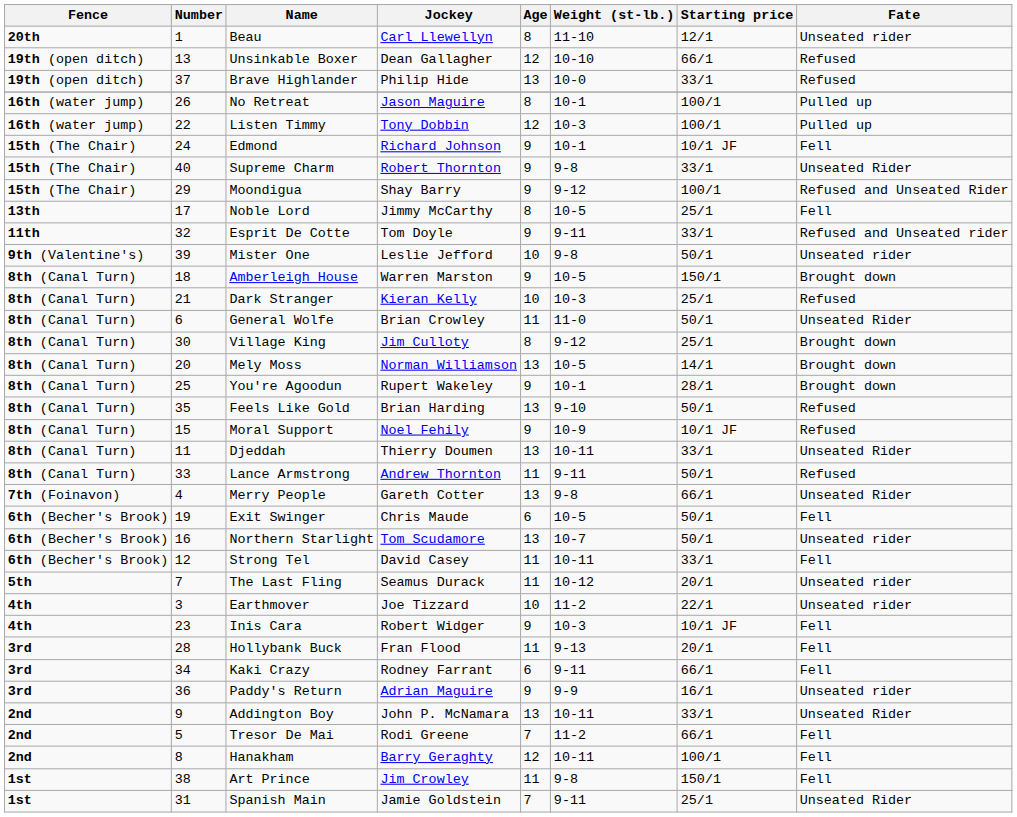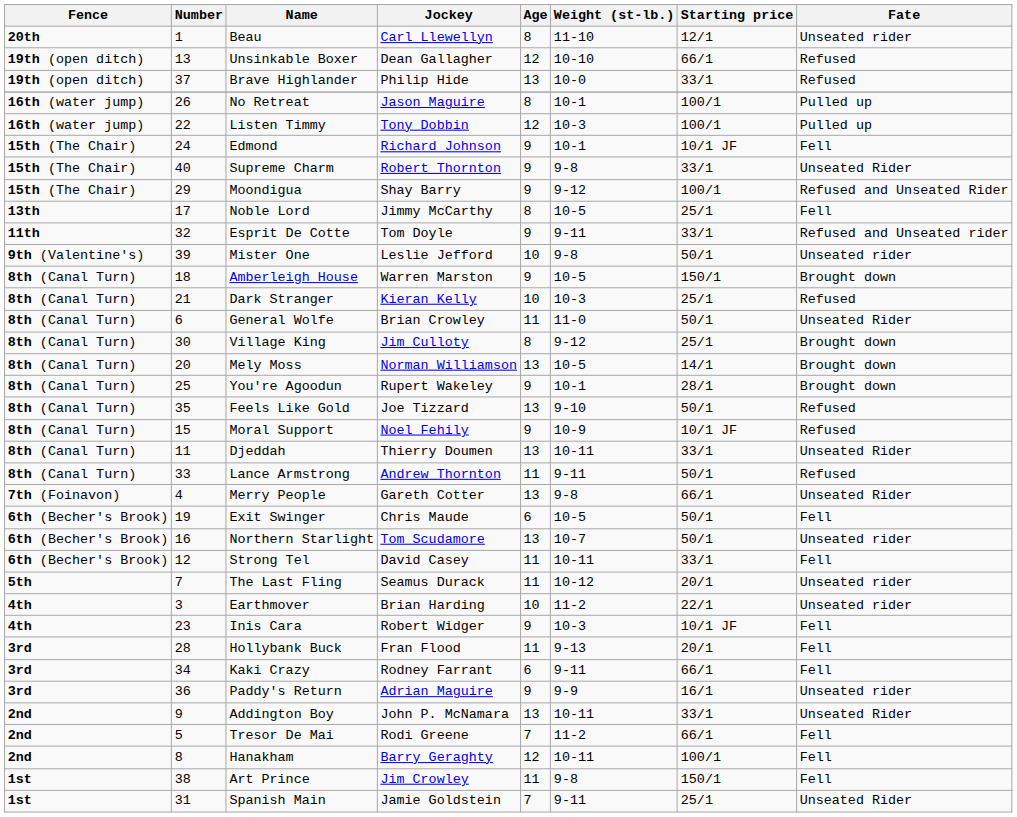(433, 408) Brian Harding -> (425, 408) Joe Tizzard
(425, 605) Joe Tizzard -> (433, 605) Brian Harding
